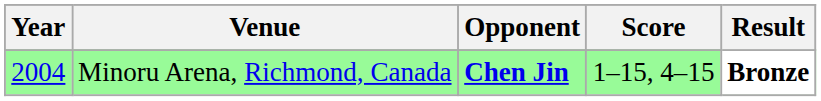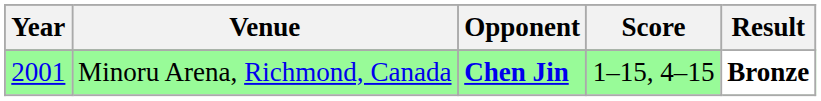(38, 71) 2004 -> (38, 71) 2001
